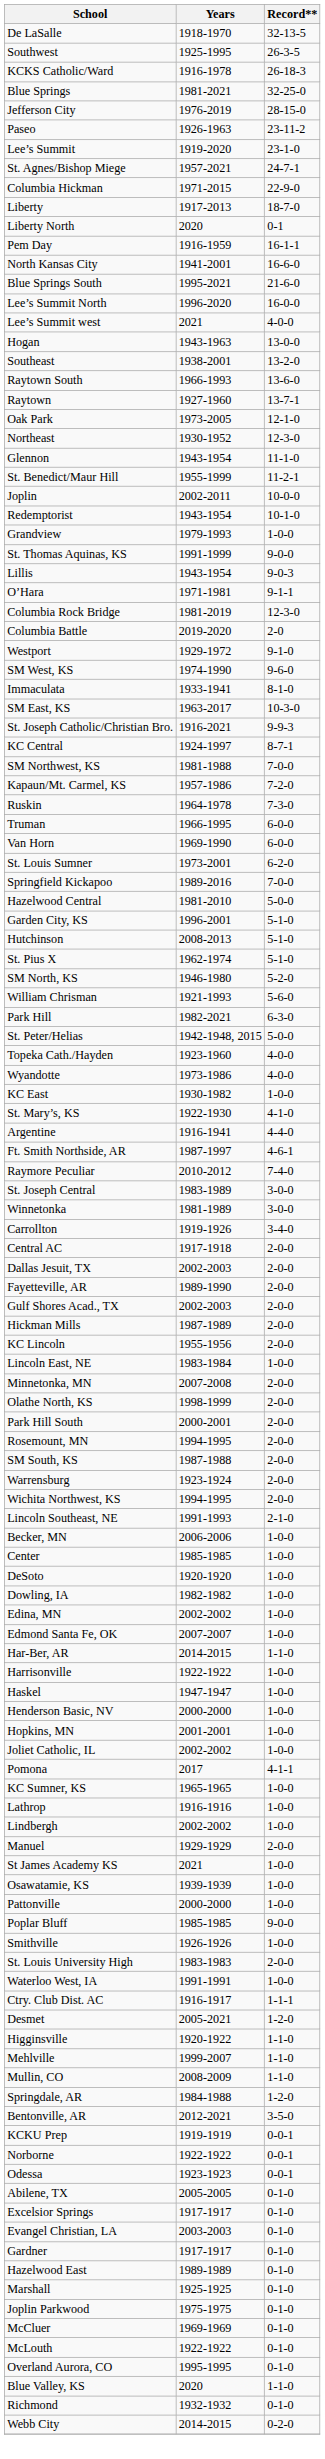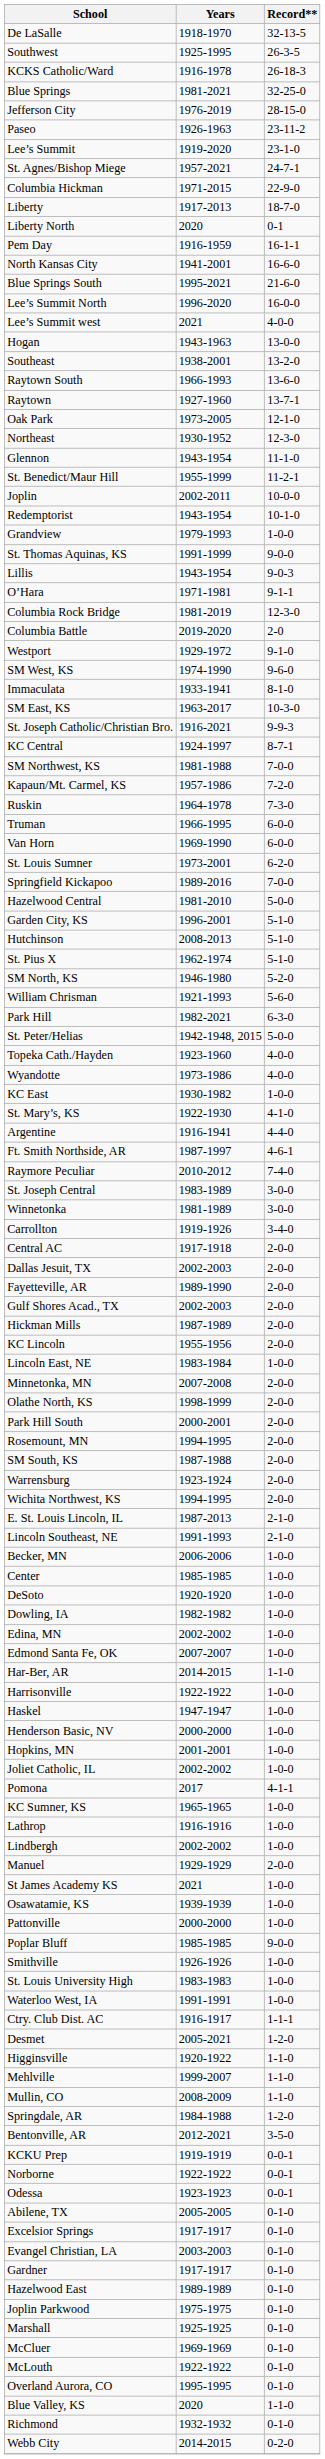+ row: (65, 1518)
(280, 1961) 2-0-0 -> (280, 1981) 1-0-0
rows swapped: (48, 2309) <-> (29, 2289)
